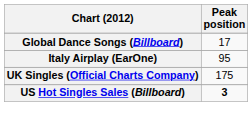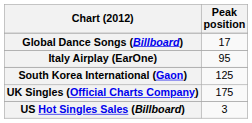+ row: (103, 76)
(224, 93) bold -> (224, 110) normal
